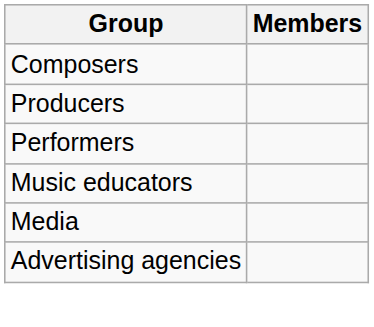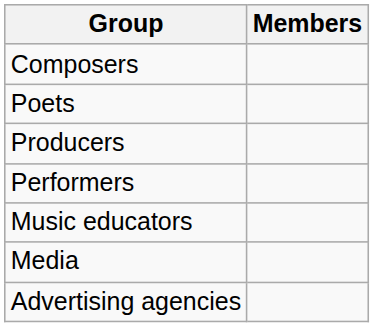+ row: (43, 103)
